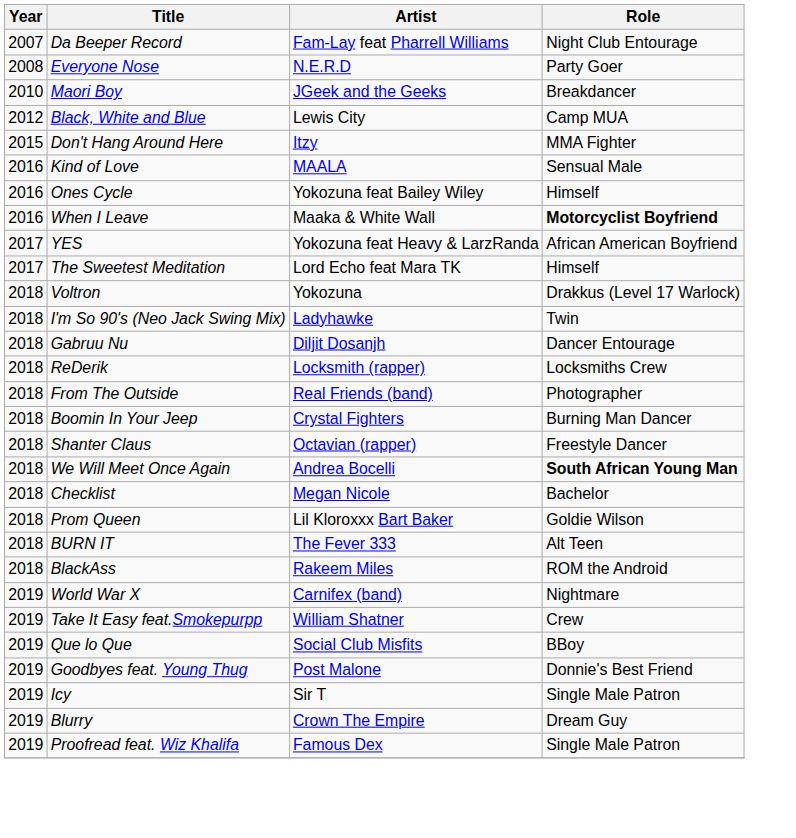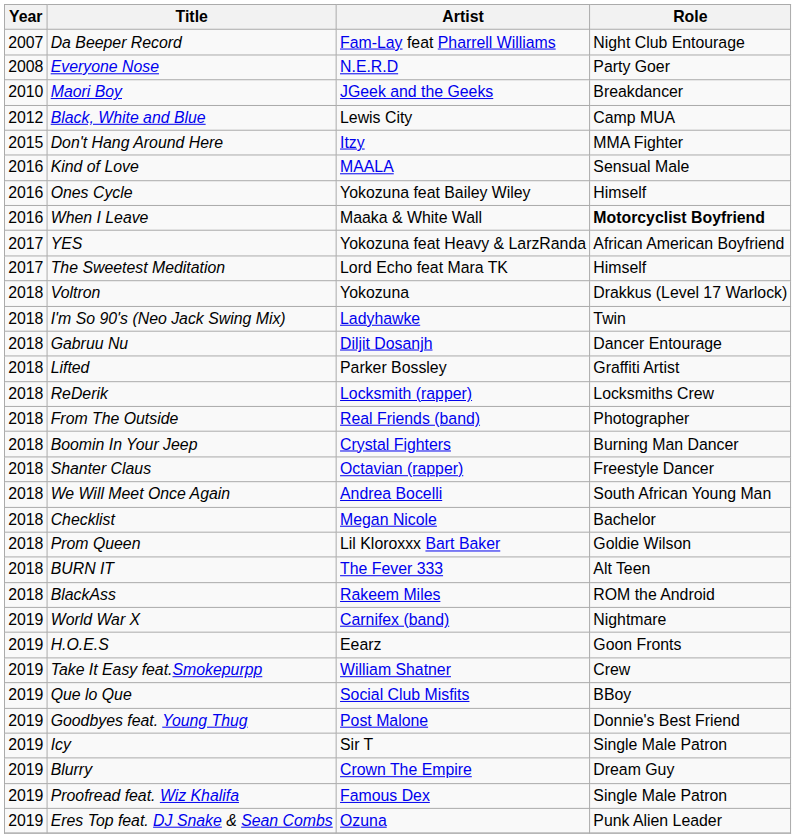+ row: (70, 368)
(642, 469) bold -> (682, 494) normal
+ row: (80, 645)
+ row: (192, 820)
